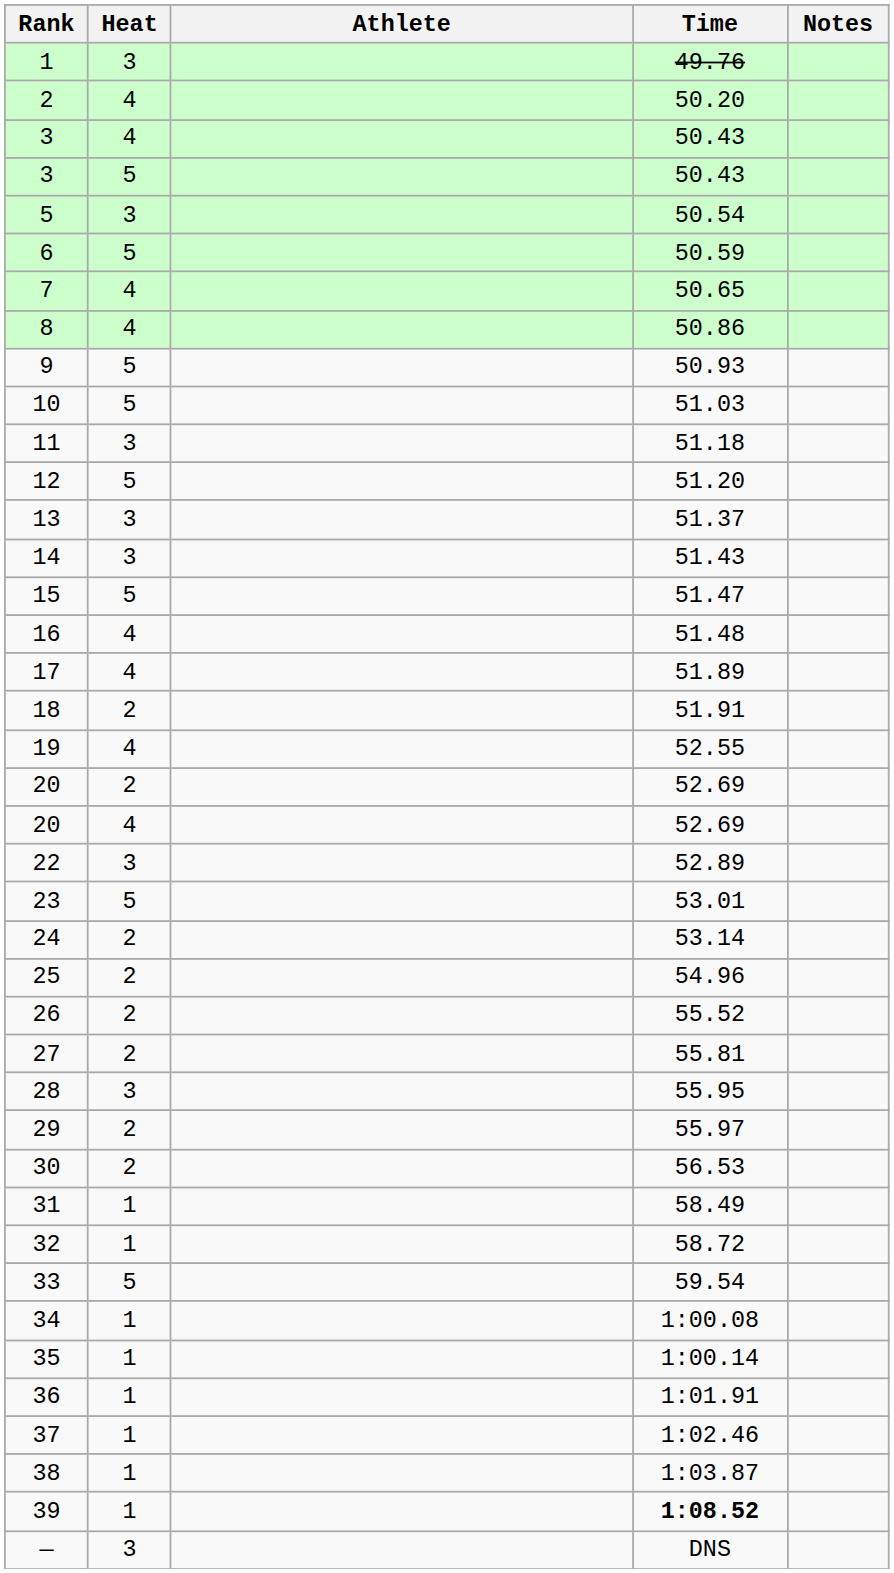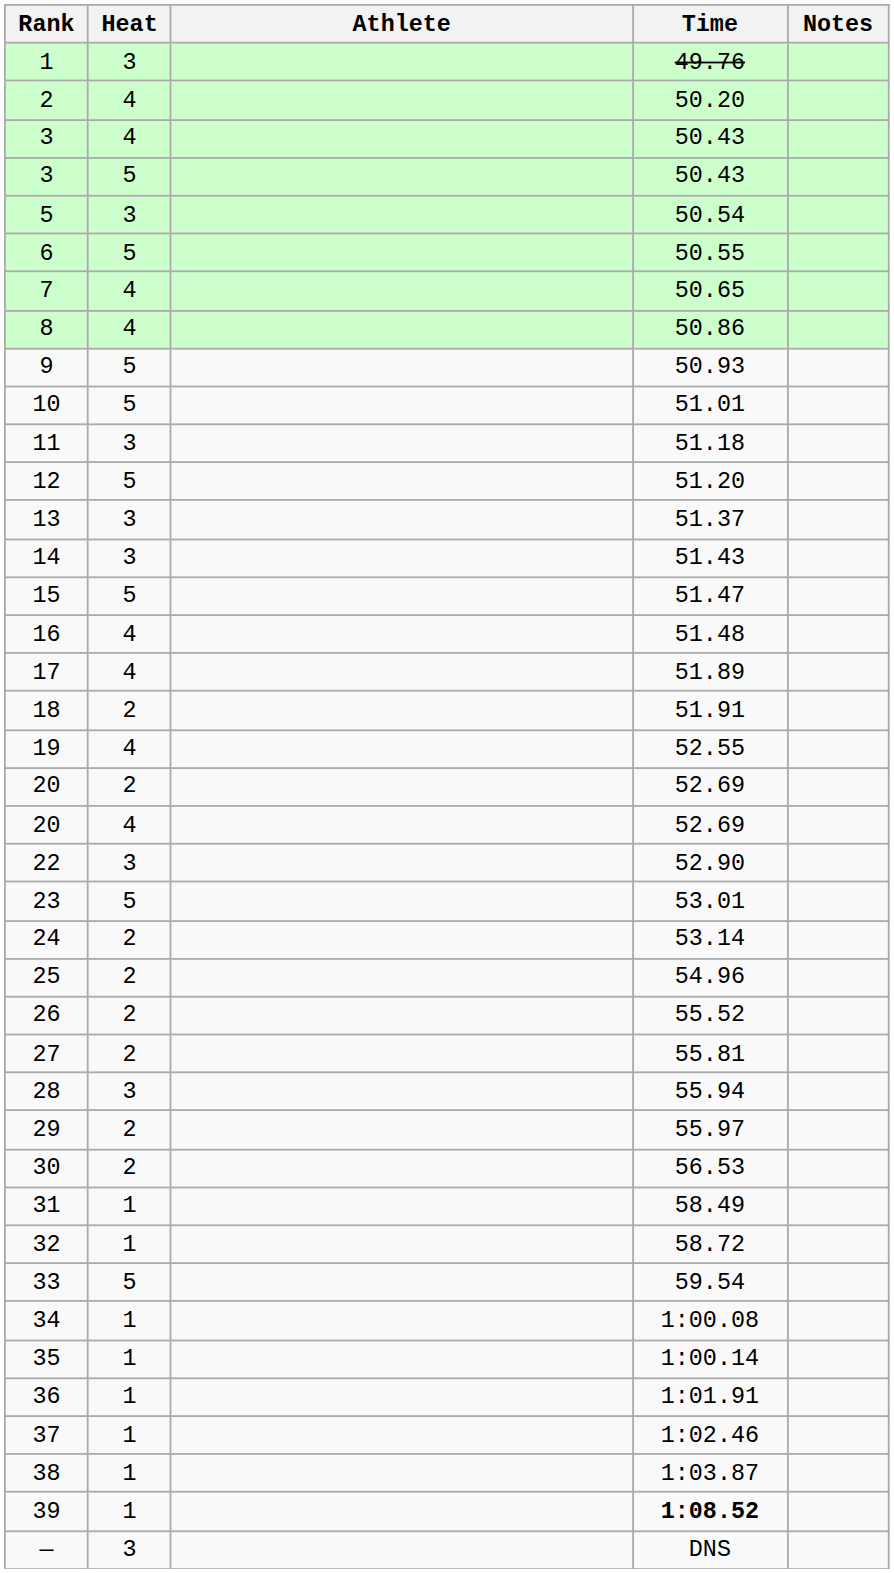(710, 253) 50.59 -> (710, 253) 50.55
(710, 405) 51.03 -> (710, 405) 51.01
(710, 863) 52.89 -> (710, 863) 52.90
(710, 1092) 55.95 -> (710, 1092) 55.94
